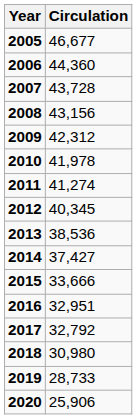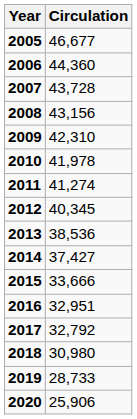(72, 137) 42,312 -> (72, 137) 42,310
